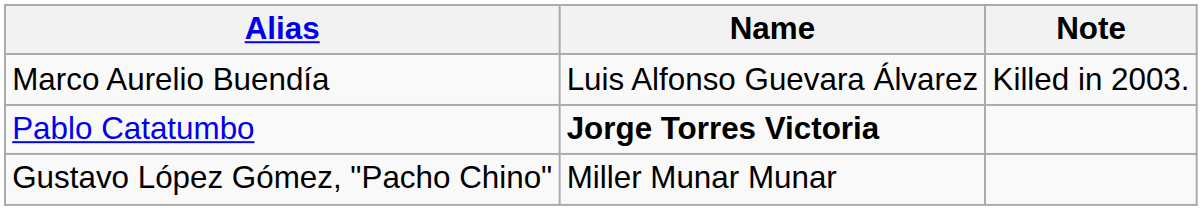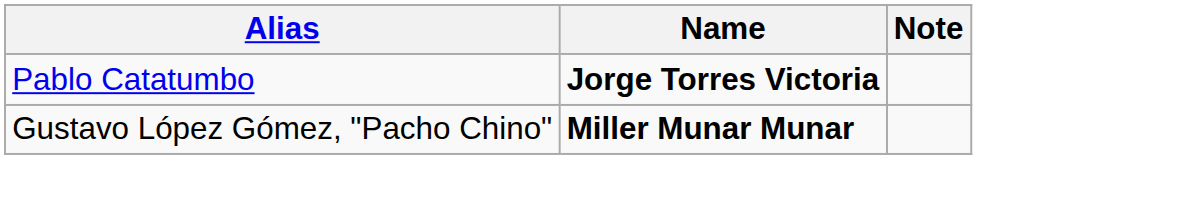- row: (171, 79)
(702, 178) normal -> (710, 128) bold
